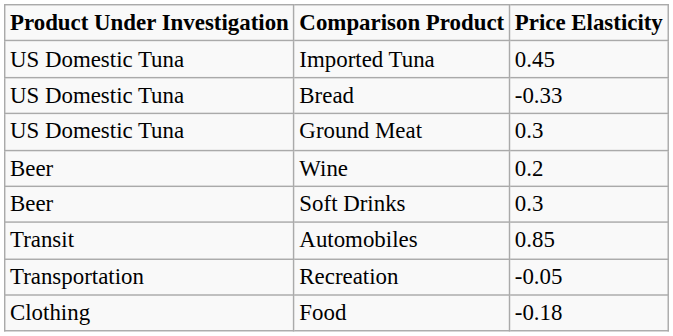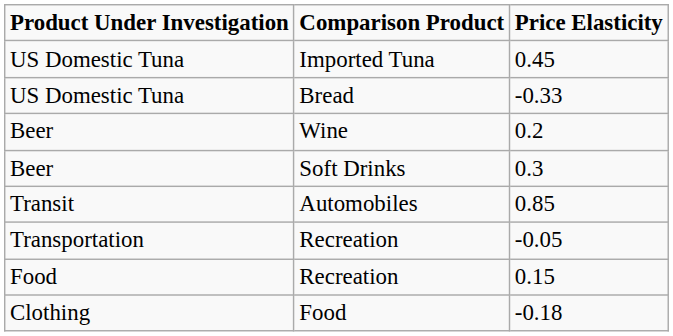- row: (361, 131)
+ row: (349, 276)
